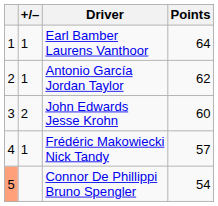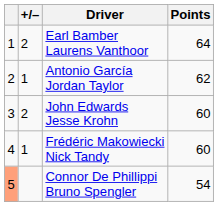(24, 43) 1 -> (24, 43) 2
(203, 149) 57 -> (203, 149) 60
